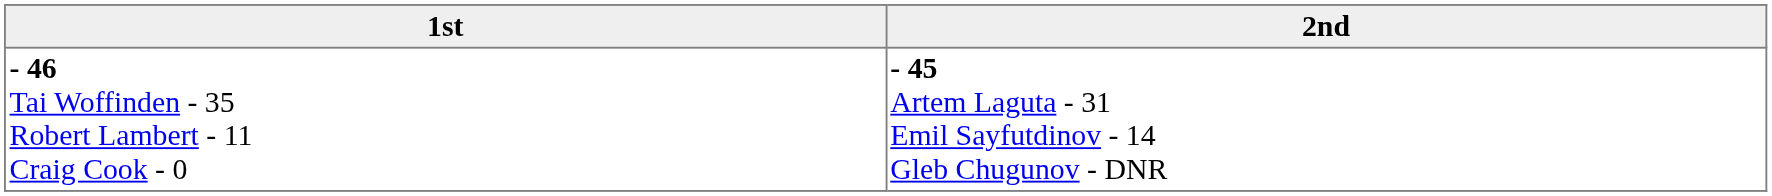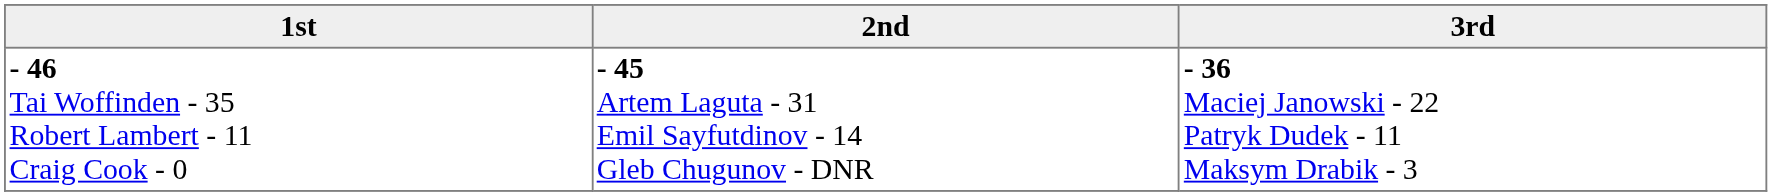+ column: (1473, 25)
